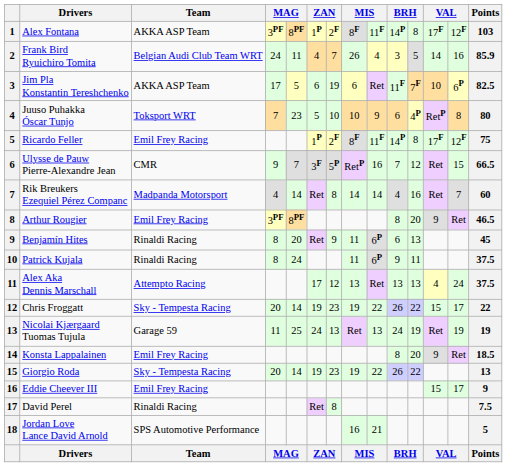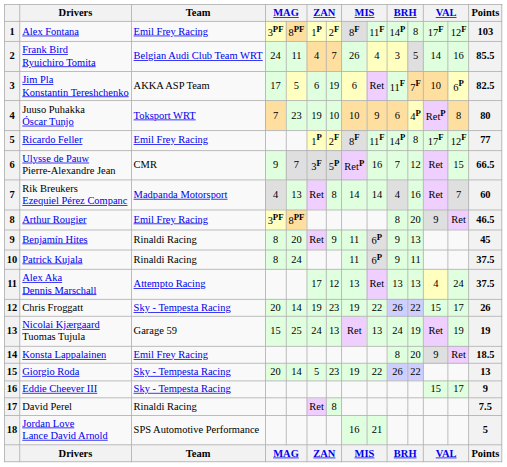(172, 31) AKKA ASP Team -> (171, 31) Emil Frey Racing
(485, 56) 85.9 -> (485, 56) 85.5
(317, 115) 5 -> (317, 115) 19
(485, 140) 75 -> (485, 140) 77
(296, 194) 14 -> (296, 194) 13
(397, 239) 6 -> (397, 239) 9
(485, 307) 22 -> (485, 307) 26
(276, 331) 11 -> (276, 331) 15
(317, 371) 19 -> (317, 371) 5
(171, 388) Emil Frey Racing -> (182, 388) Sky - Tempesta Racing
